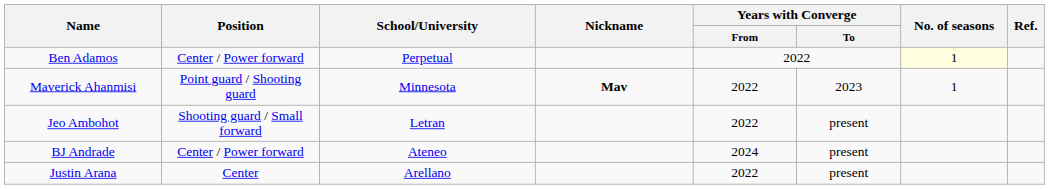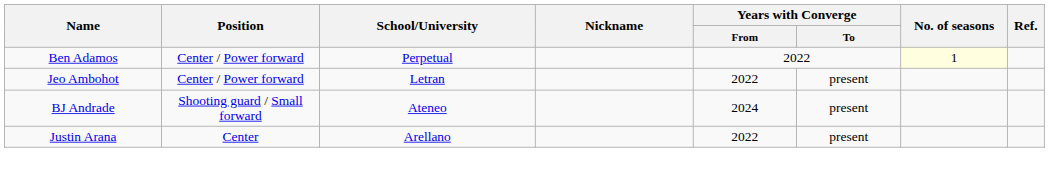- row: (83, 86)
(241, 123) Shooting guard / Small forward -> (241, 79) Center / Power forward
(241, 151) Center / Power forward -> (241, 107) Shooting guard / Small forward
